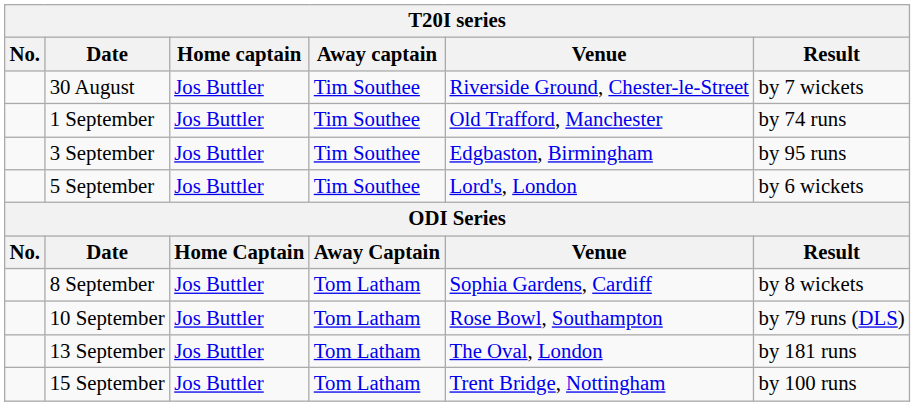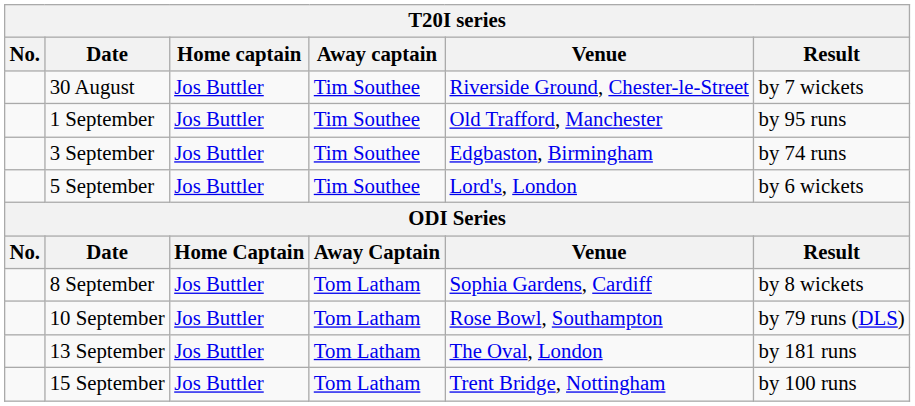(802, 119) by 74 runs -> (802, 119) by 95 runs
(802, 152) by 95 runs -> (802, 152) by 74 runs
